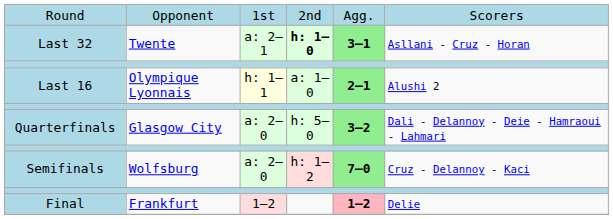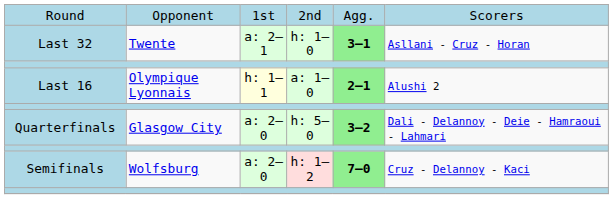(310, 43) bold -> (310, 43) normal
- row: (65, 204)
